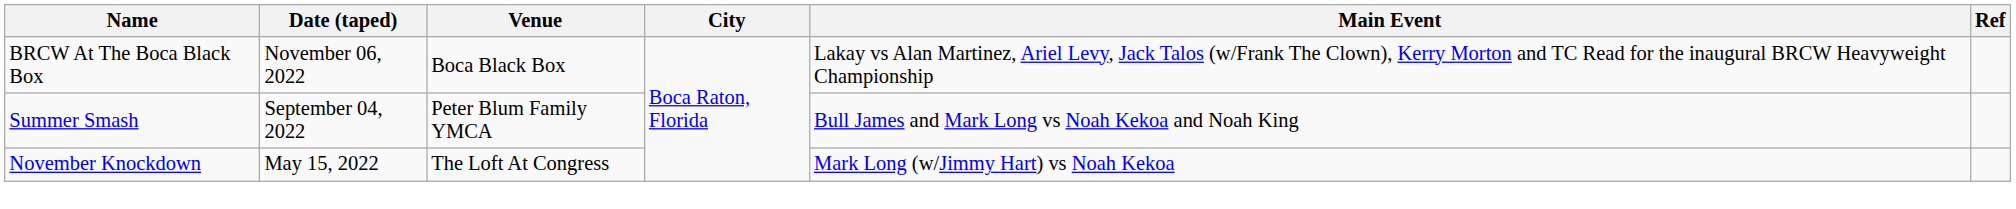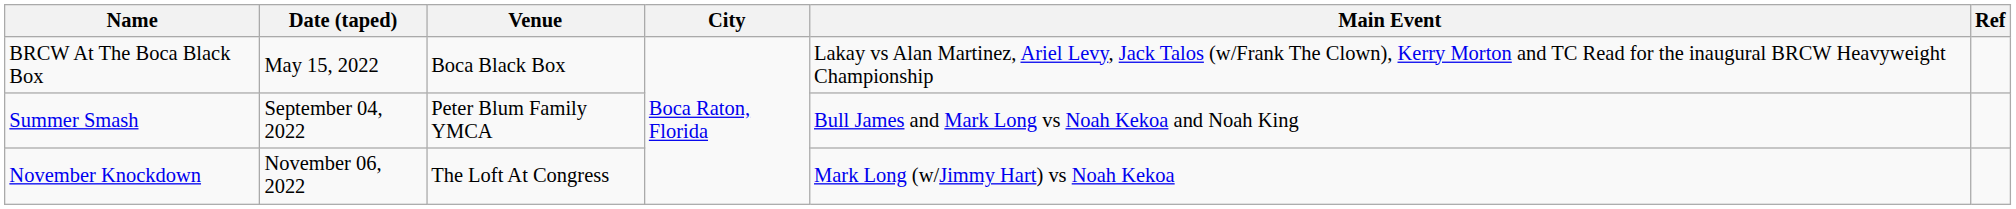(323, 64) November 06, 2022 -> (322, 64) May 15, 2022
(322, 164) May 15, 2022 -> (323, 175) November 06, 2022
